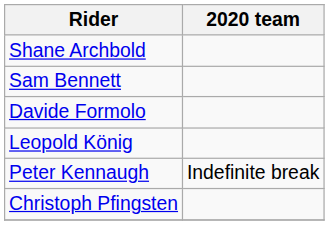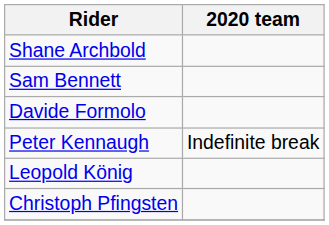rows swapped: (79, 173) <-> (71, 142)
